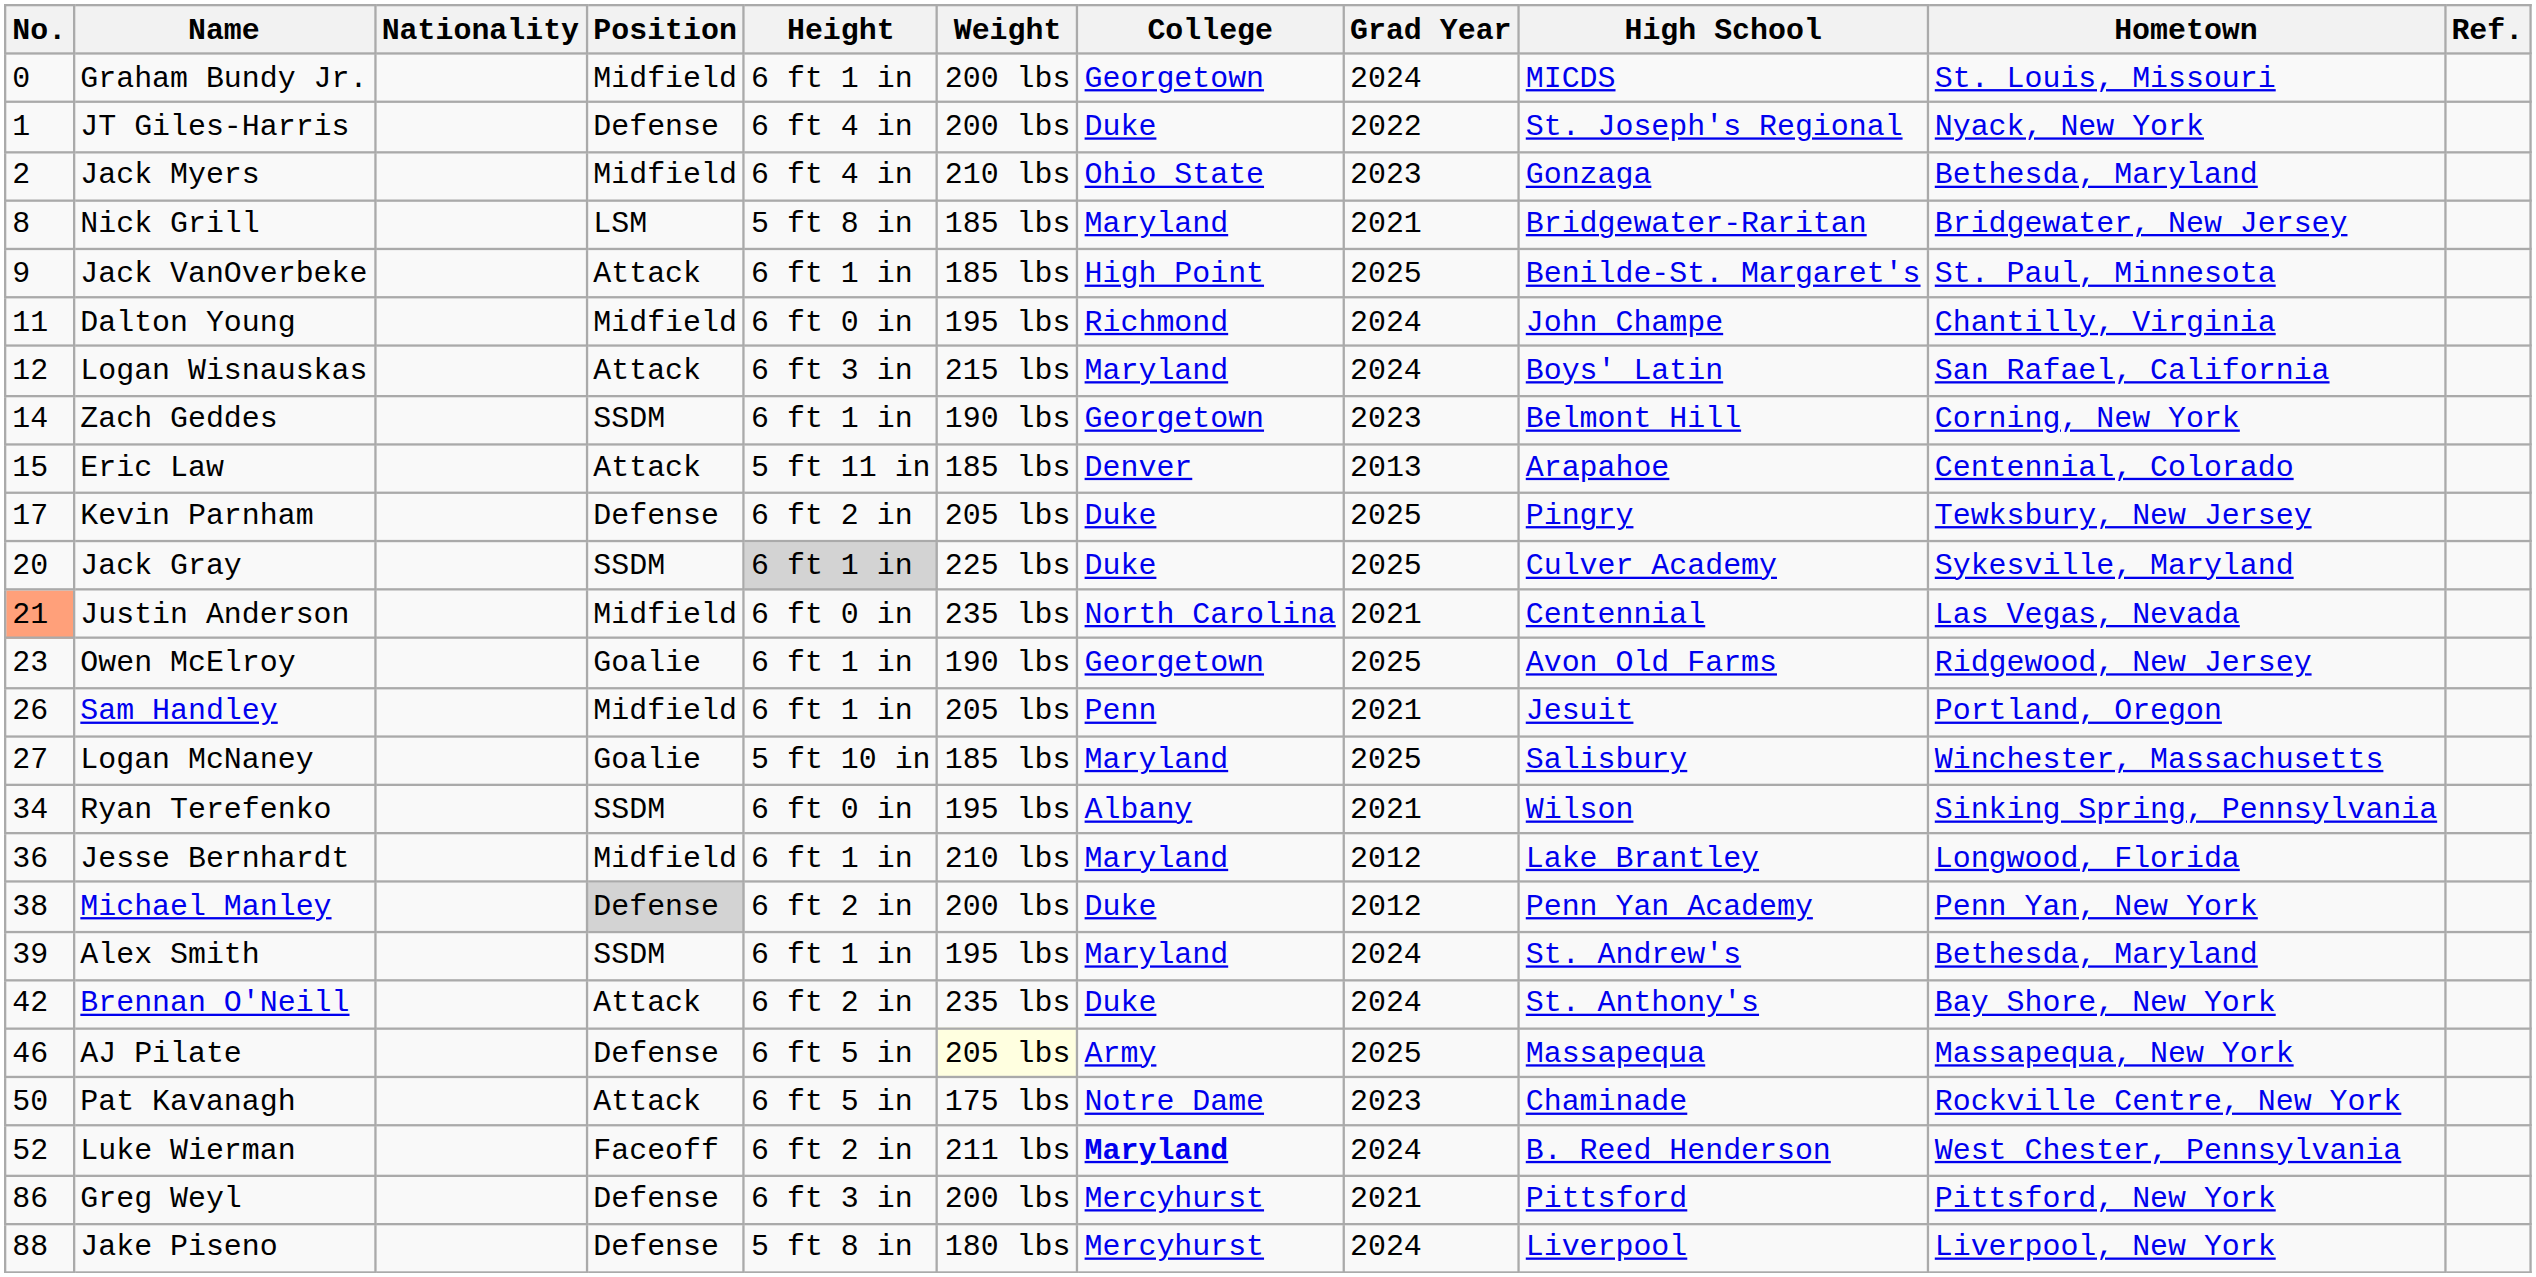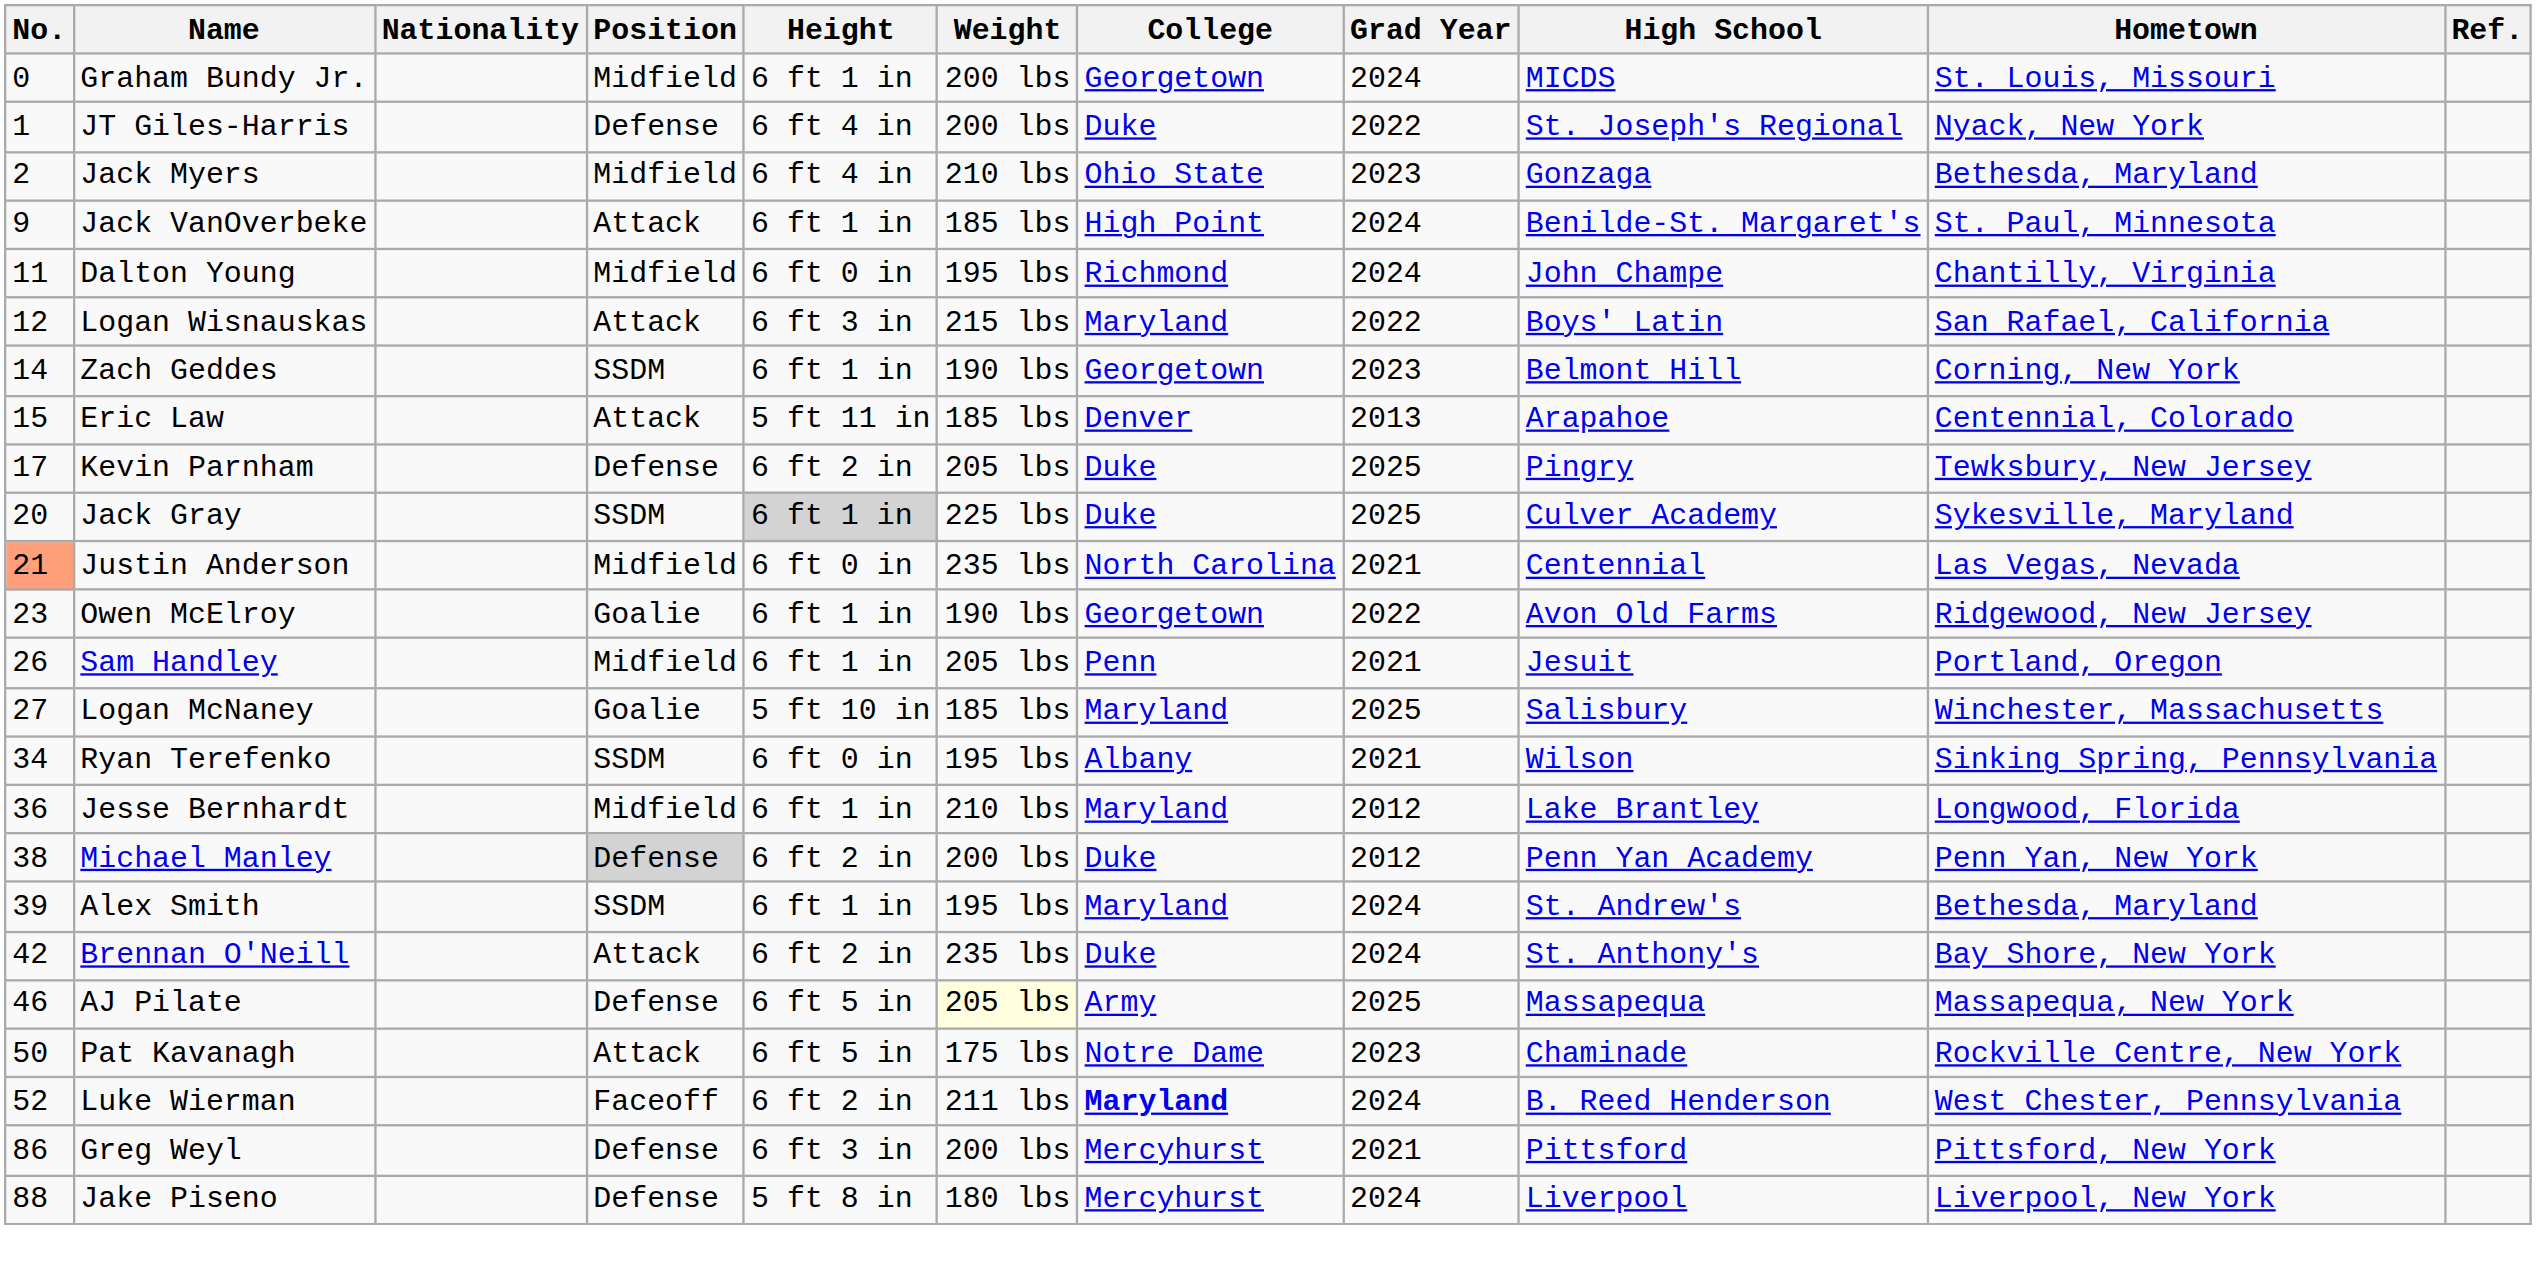- row: (170, 224)
(1386, 273) 2025 -> (1386, 224) 2024
(1386, 371) 2024 -> (1386, 322) 2022
(1386, 663) 2025 -> (1386, 614) 2022
